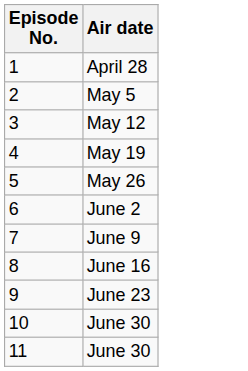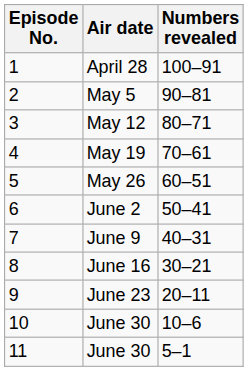+ column: (200, 28)
